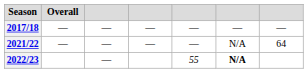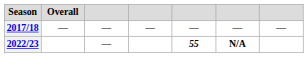- row: (23, 44)
(194, 60) normal -> (194, 44) bold
